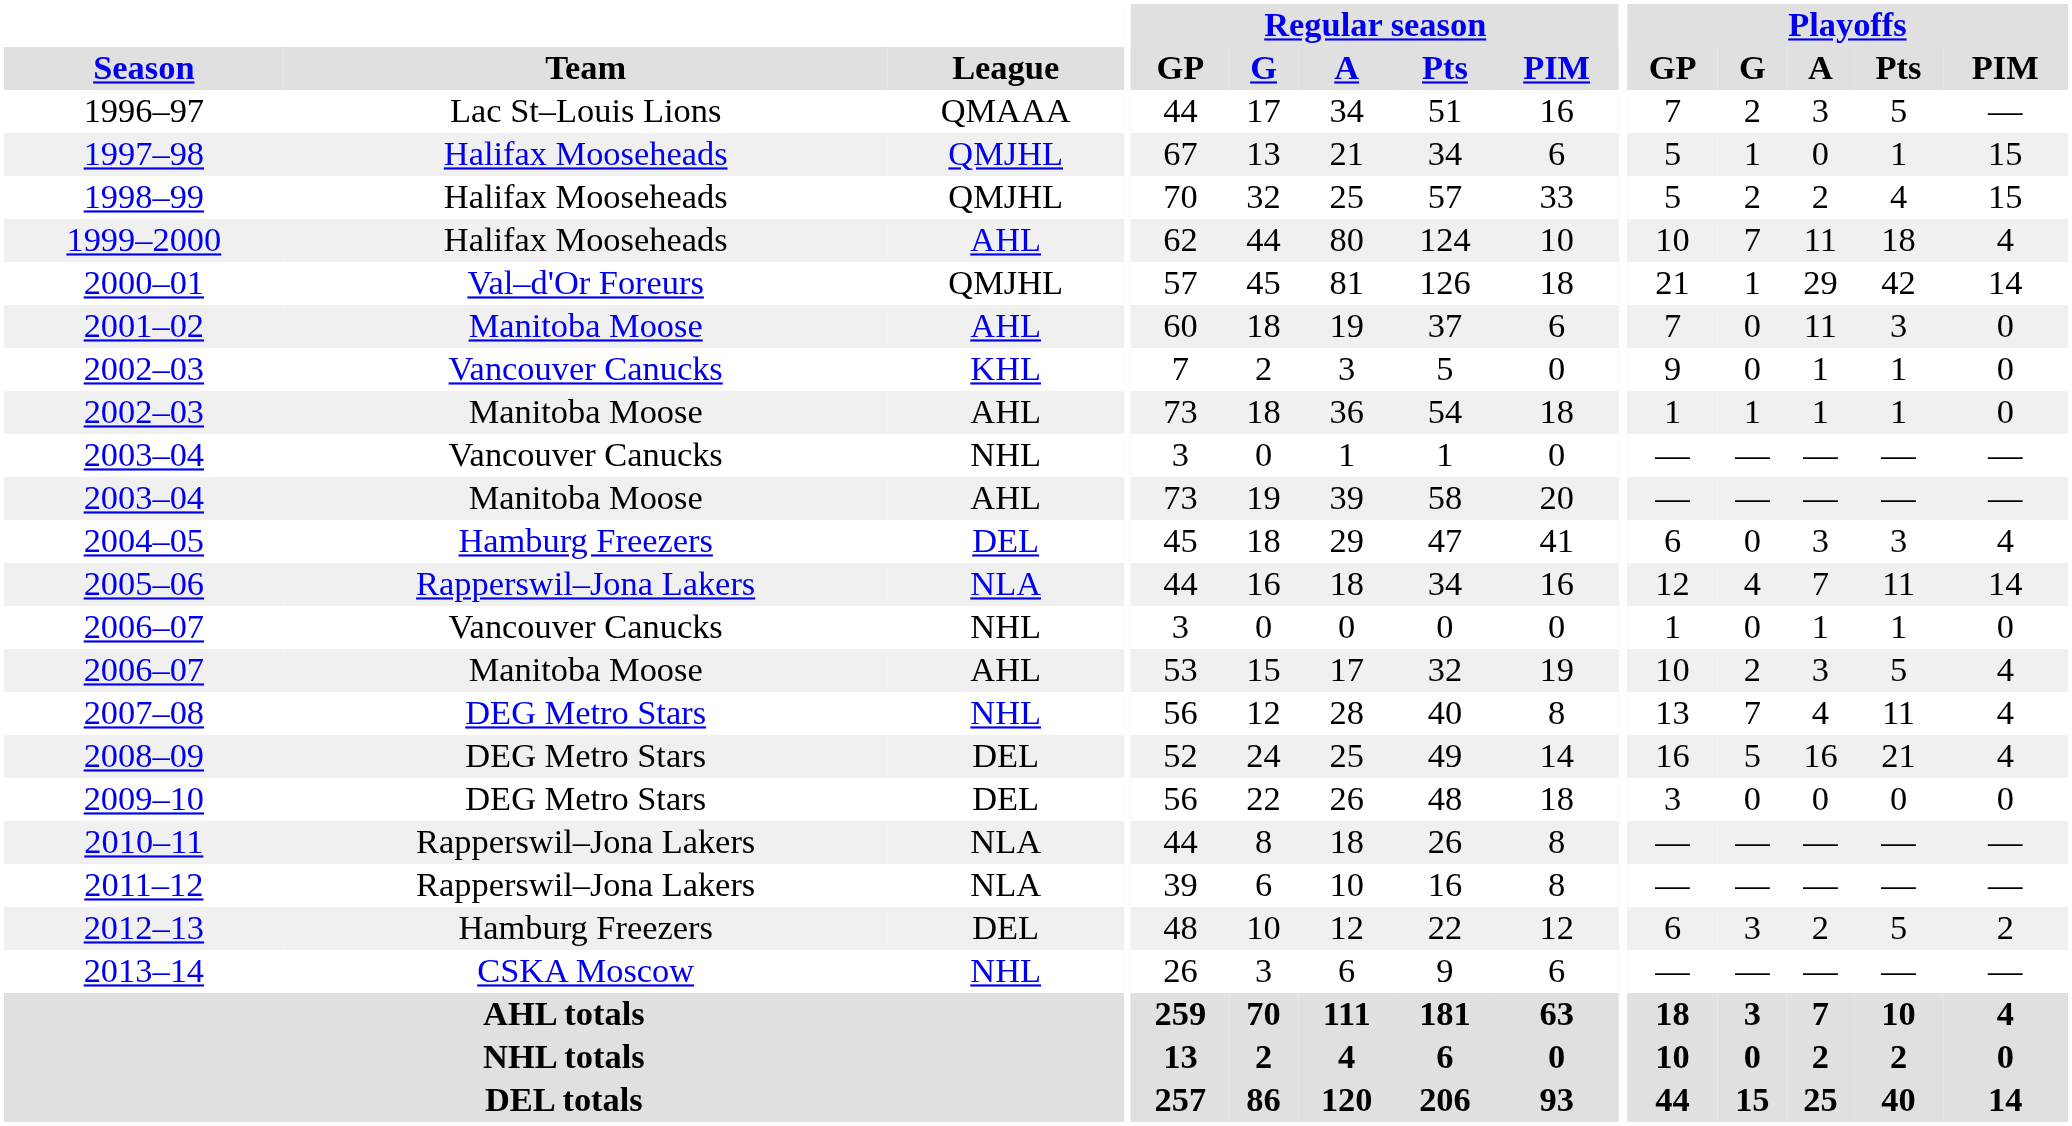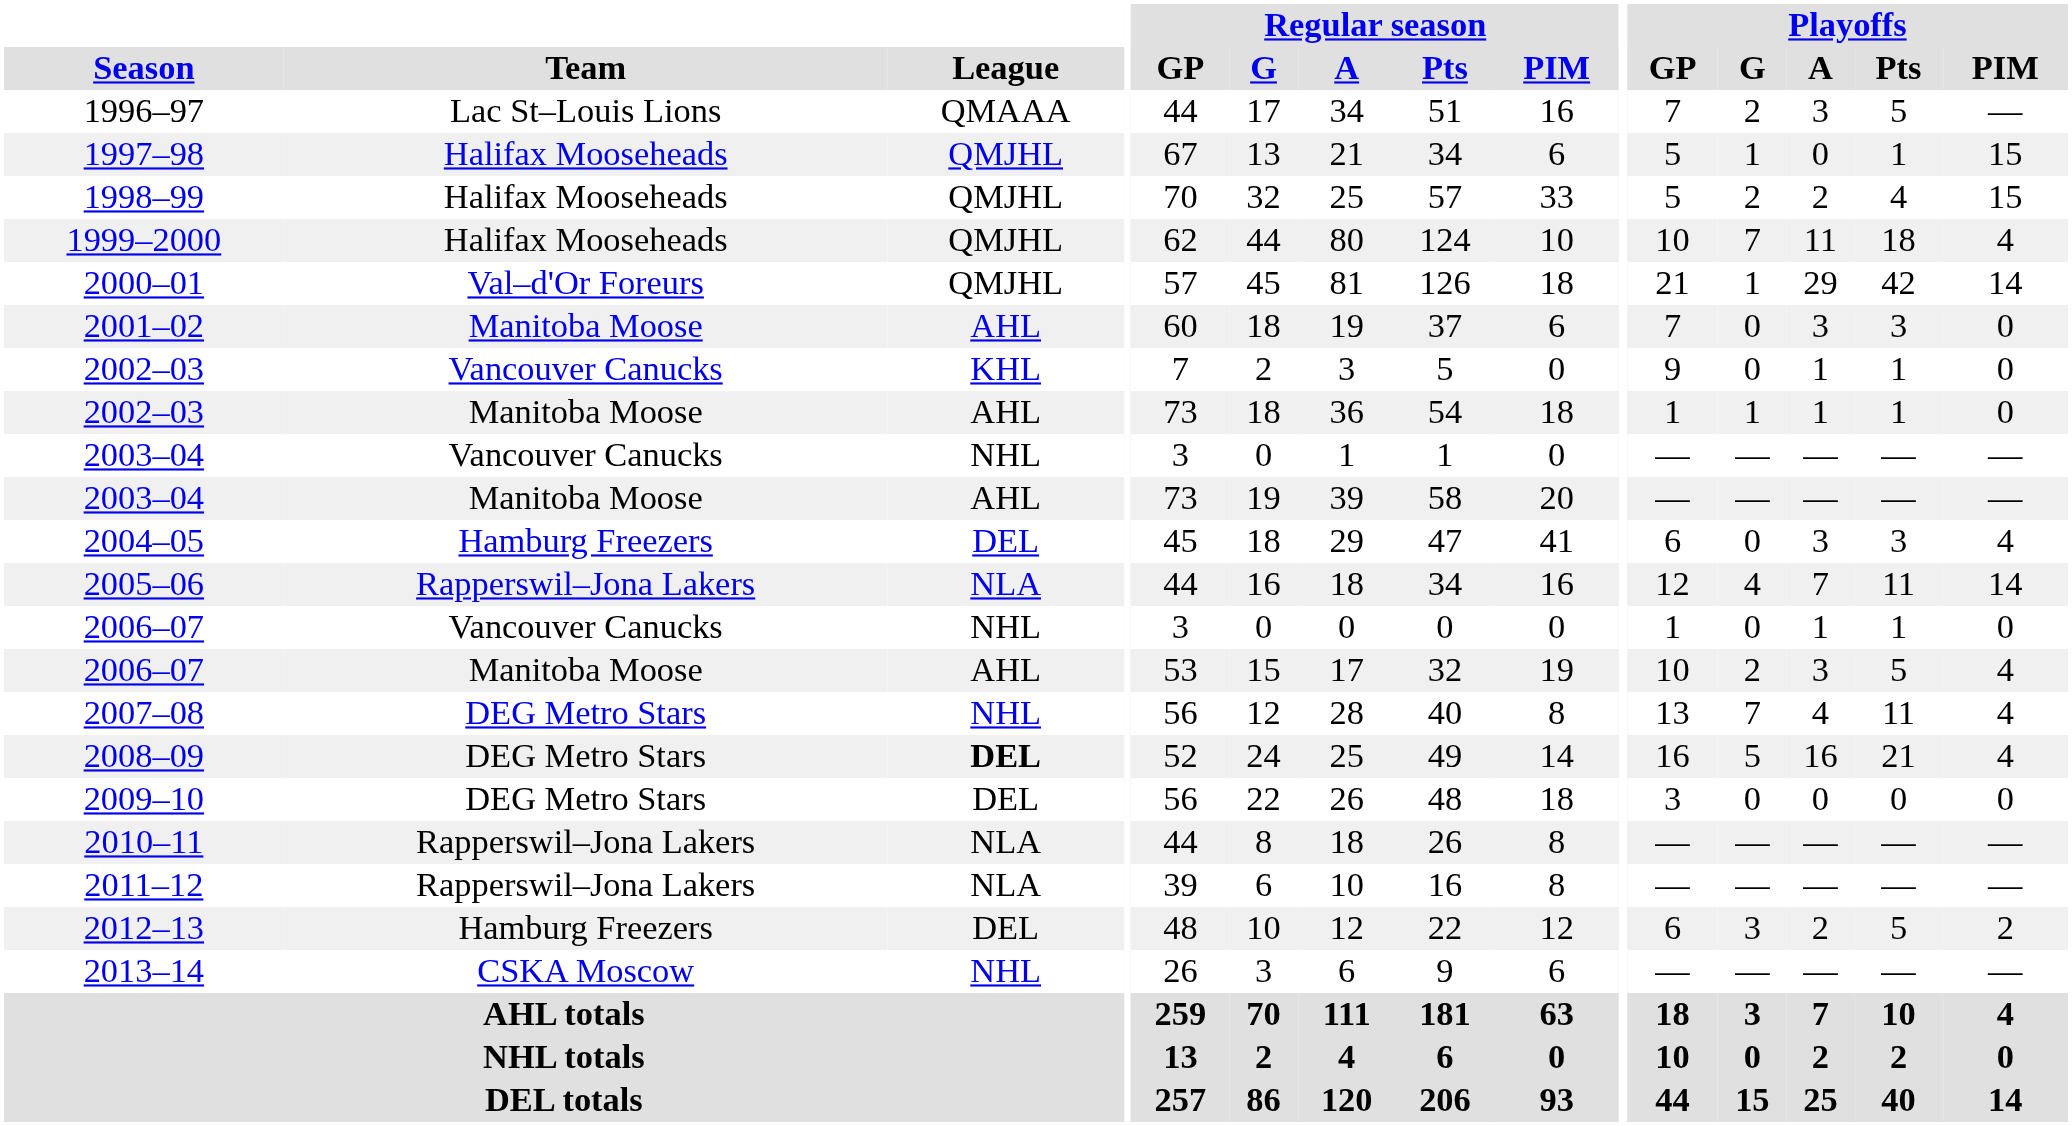(1006, 239) AHL -> (1006, 239) QMJHL
(1820, 325) 11 -> (1820, 325) 3
(1006, 755) normal -> (1006, 755) bold
